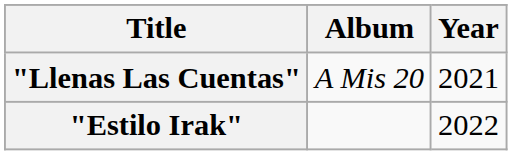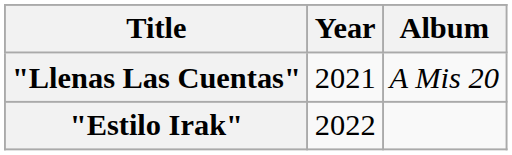columns swapped: (468, 28) <-> (369, 28)
